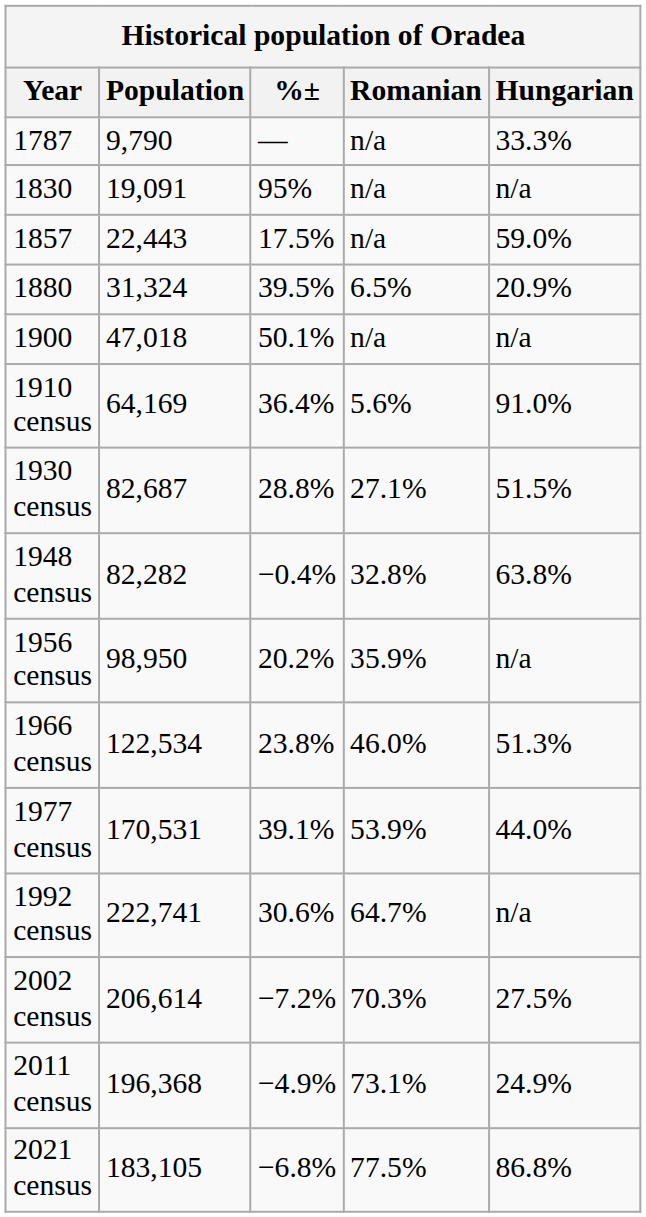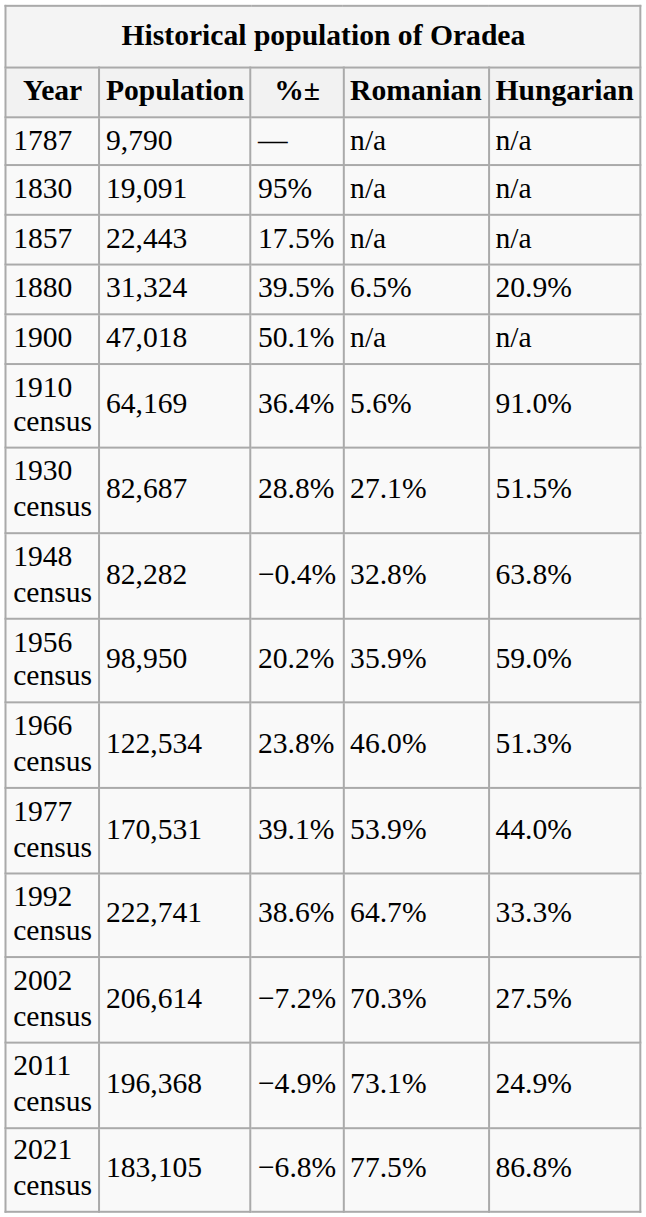(534, 139) 33.3% -> (514, 139) n/a
(534, 238) 59.0% -> (514, 238) n/a
(514, 658) n/a -> (534, 658) 59.0%
(296, 913) 30.6% -> (296, 913) 38.6%
(514, 913) n/a -> (534, 913) 33.3%
